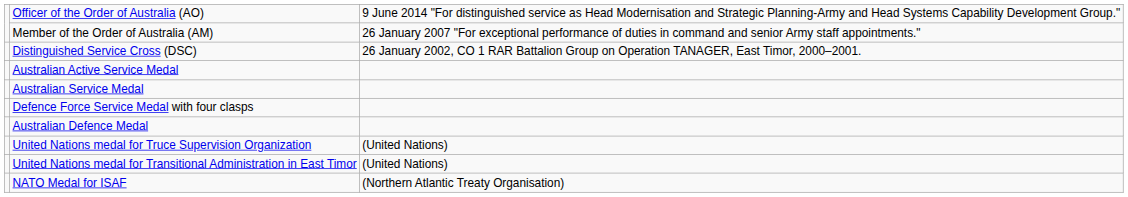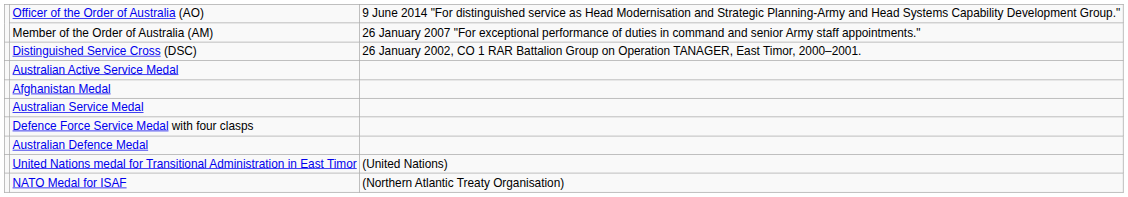+ row: (62, 88)
- row: (162, 145)
